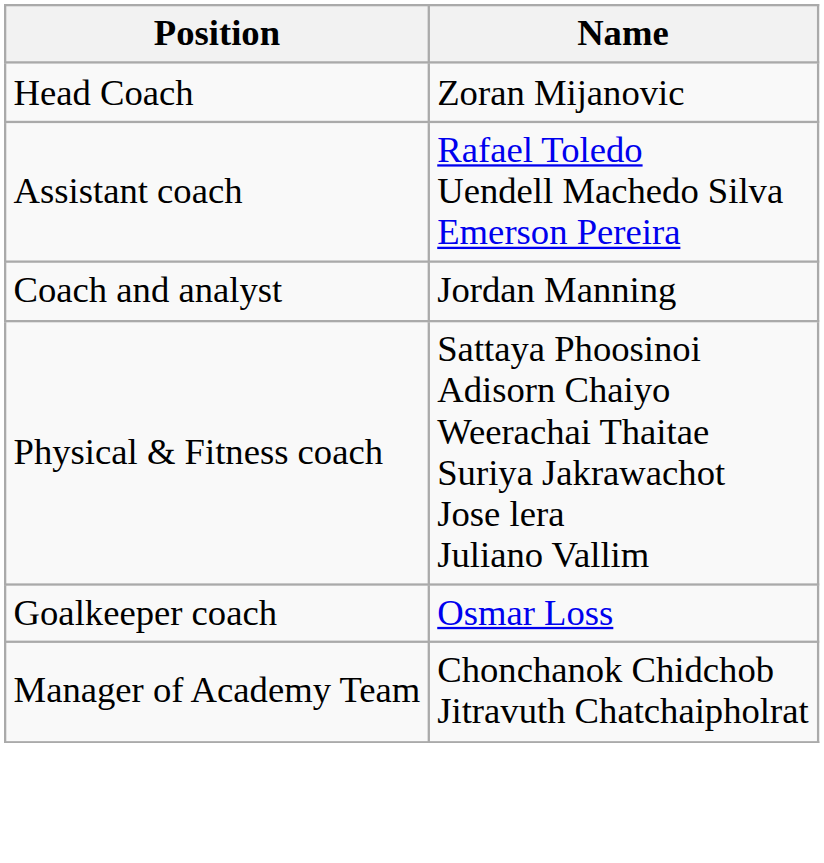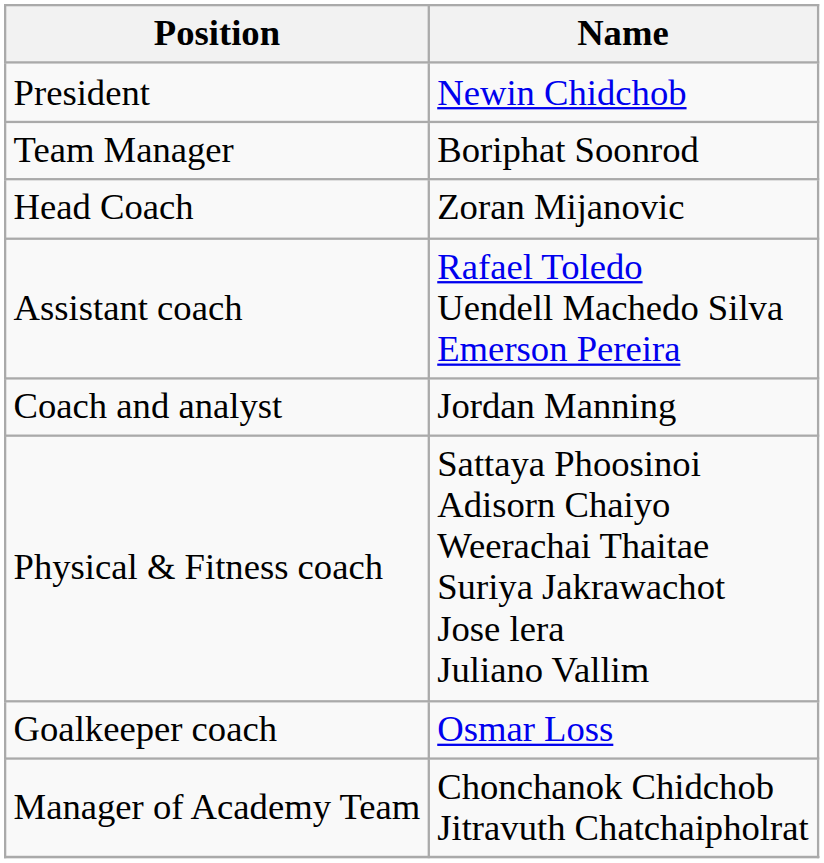+ row: (82, 91)
+ row: (124, 149)
